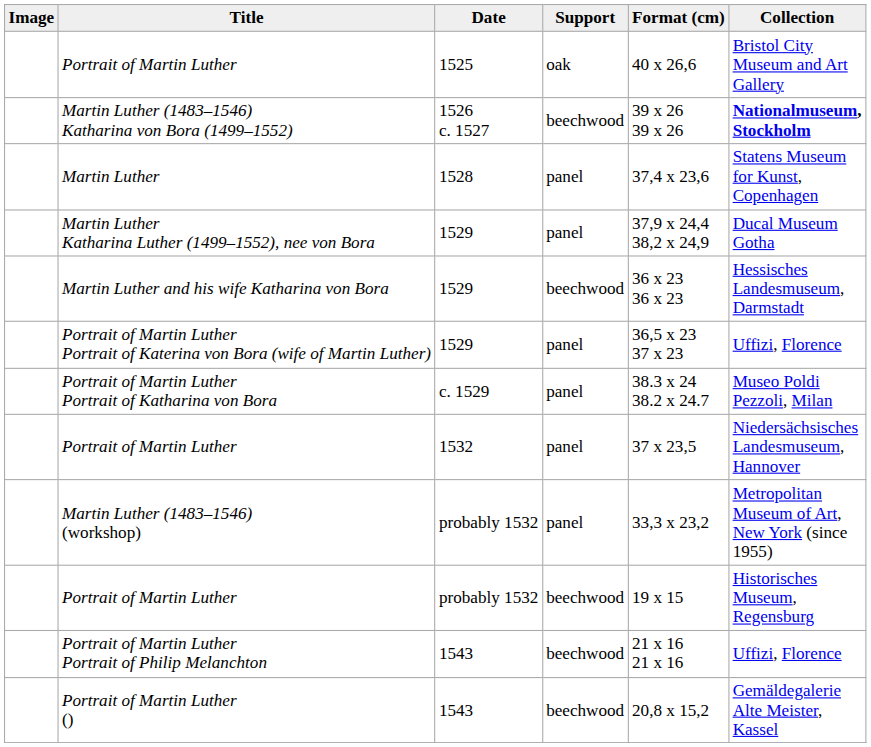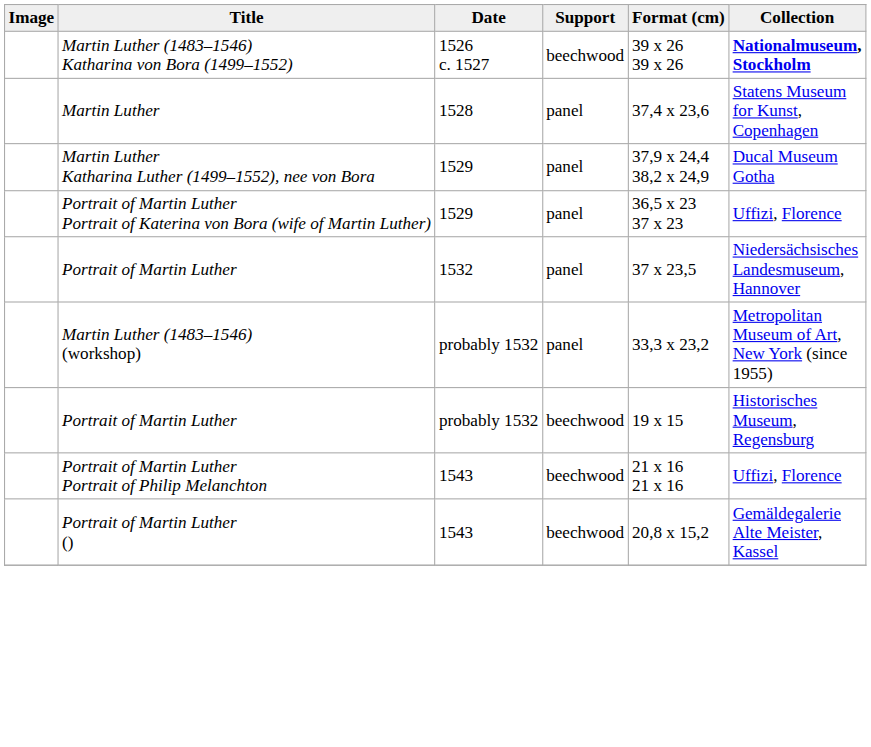- row: (149, 64)
- row: (225, 288)
- row: (169, 391)
